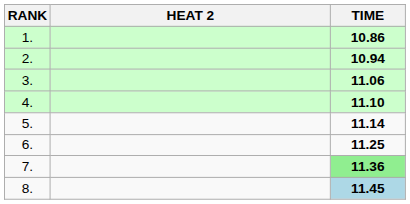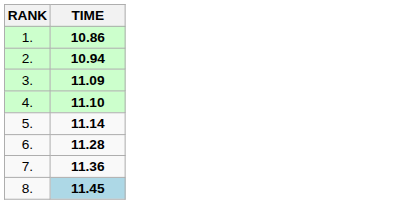- column: (190, 16)
(368, 81) 11.06 -> (88, 81) 11.09
(368, 145) 11.25 -> (88, 145) 11.28
(368, 167) lightgreen background -> (88, 167) no background
